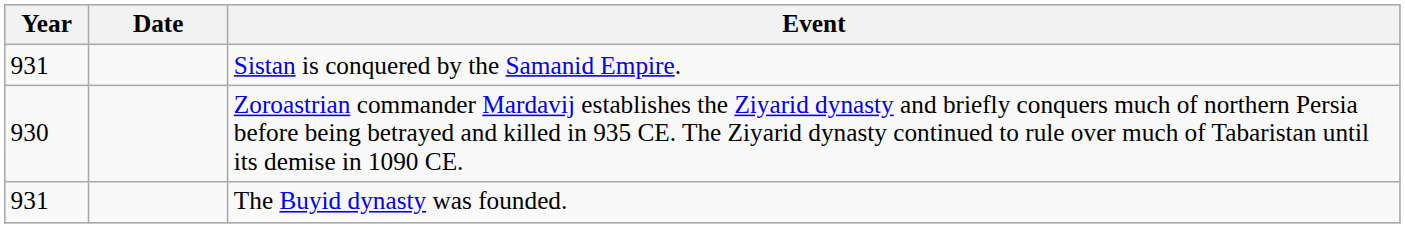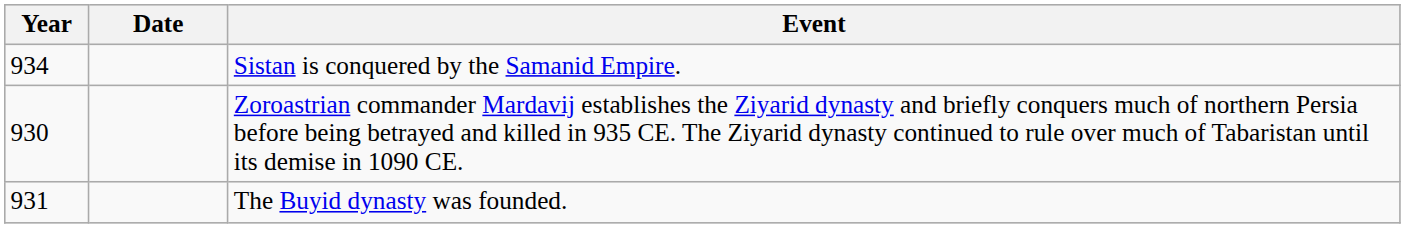(30, 64) 931 -> (30, 64) 934
